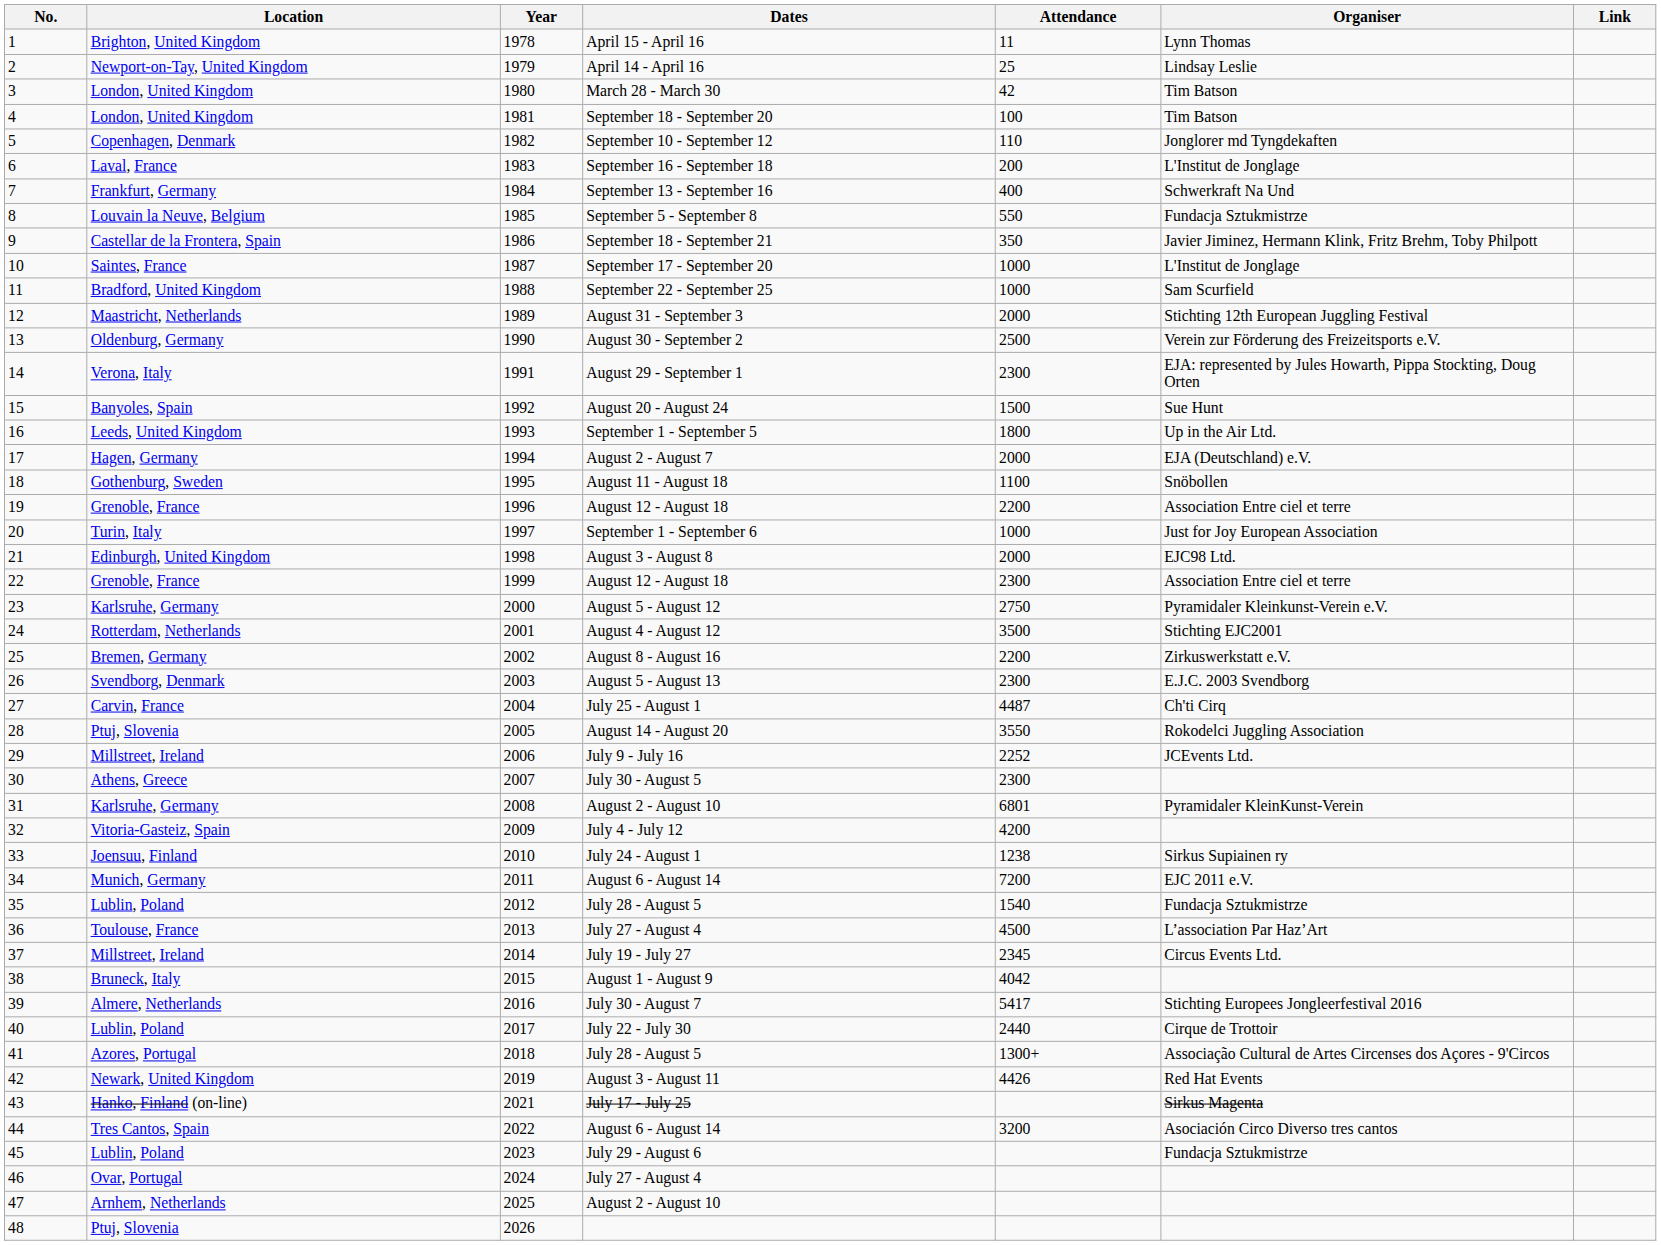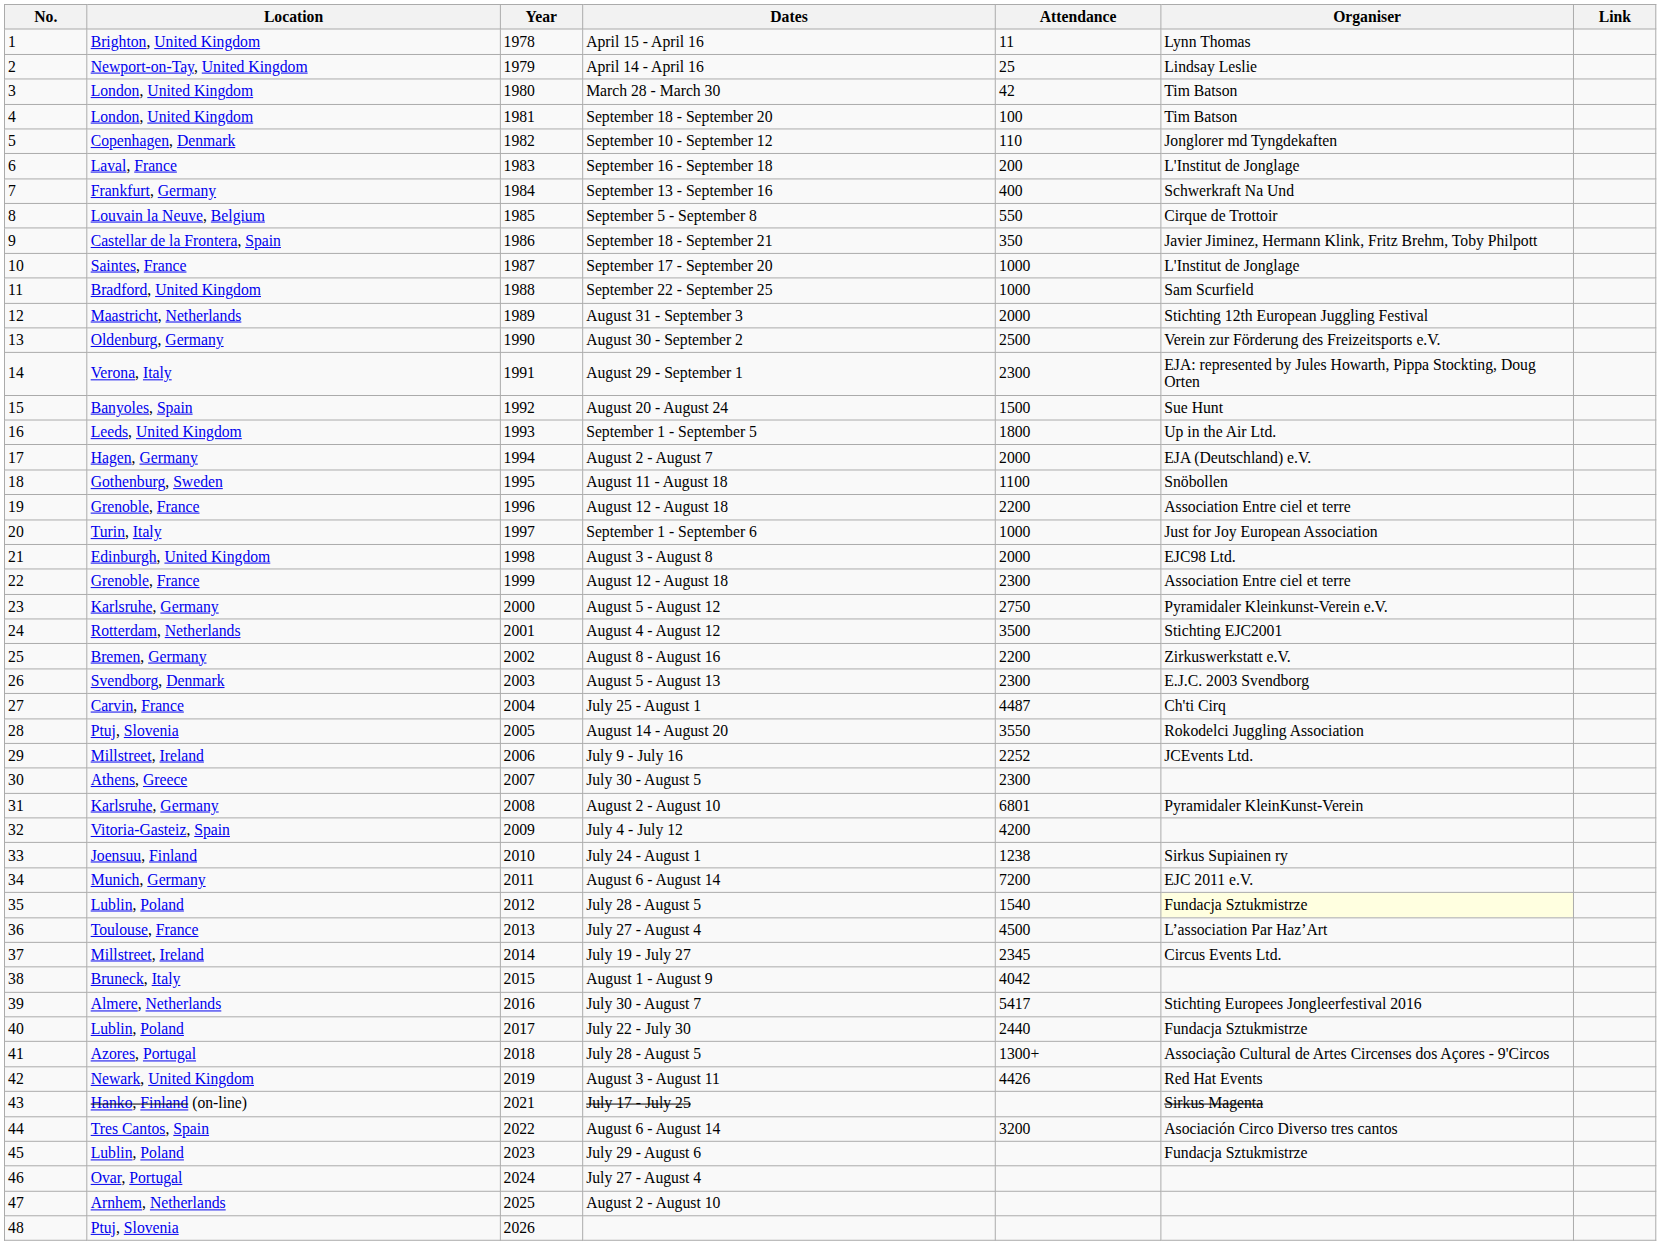(1236, 215) Fundacja Sztukmistrze -> (1221, 215) Cirque de Trottoir
(1236, 904) no background -> (1236, 904) lightyellow background
(1221, 1029) Cirque de Trottoir -> (1236, 1029) Fundacja Sztukmistrze
